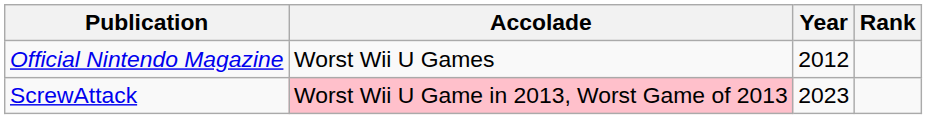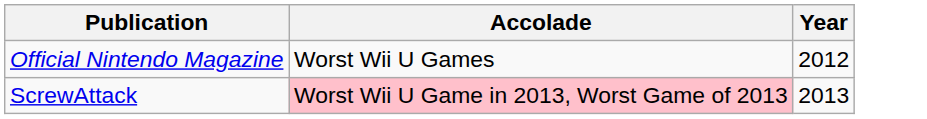- column: (888, 22)
(824, 95) 2023 -> (824, 95) 2013
